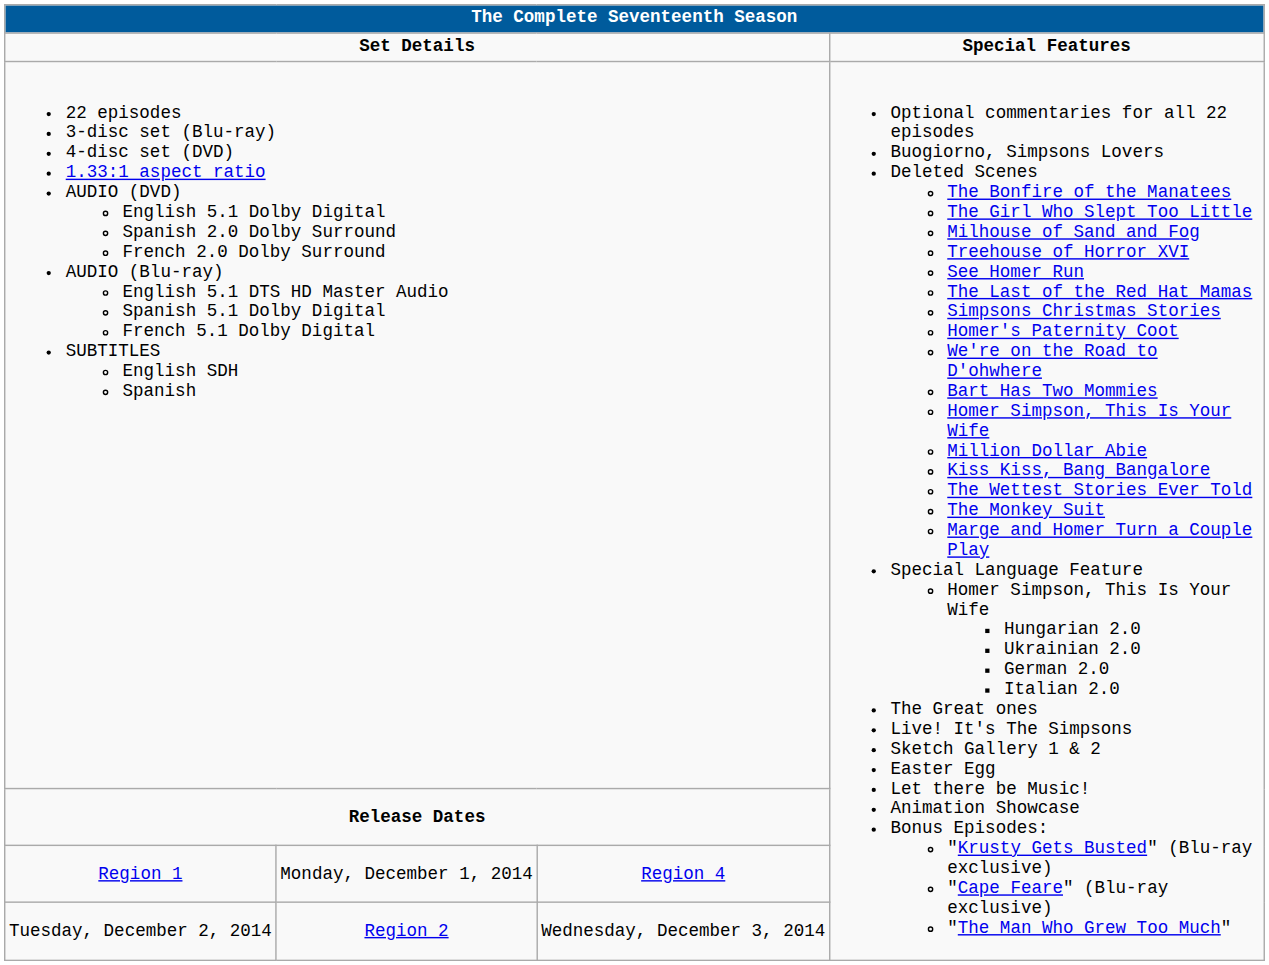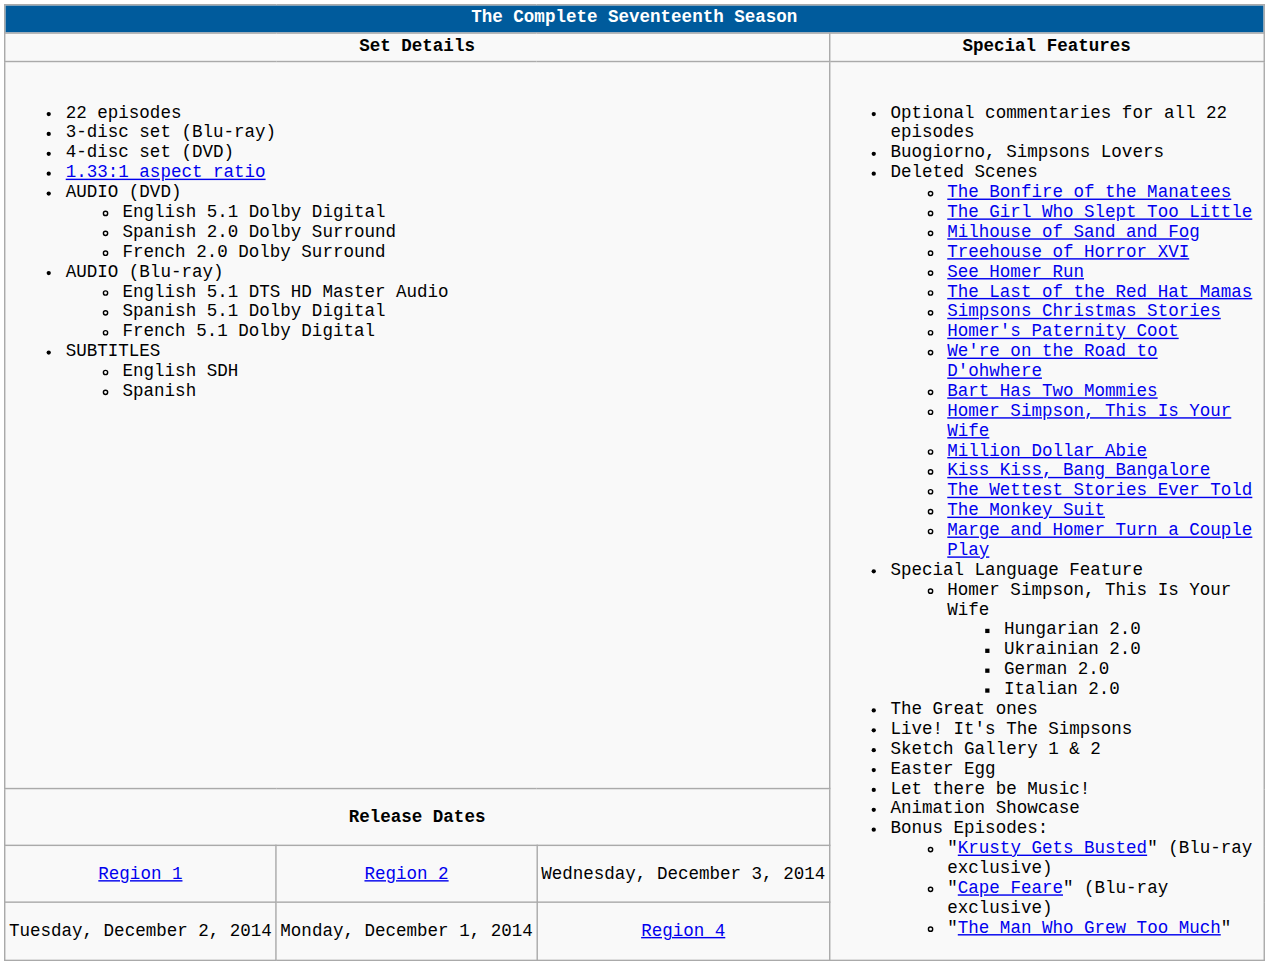(407, 875) Monday, December 1, 2014 -> (407, 875) Region 2
(683, 875) Region 4 -> (683, 875) Wednesday, December 3, 2014
(407, 932) Region 2 -> (407, 932) Monday, December 1, 2014
(683, 932) Wednesday, December 3, 2014 -> (683, 932) Region 4
